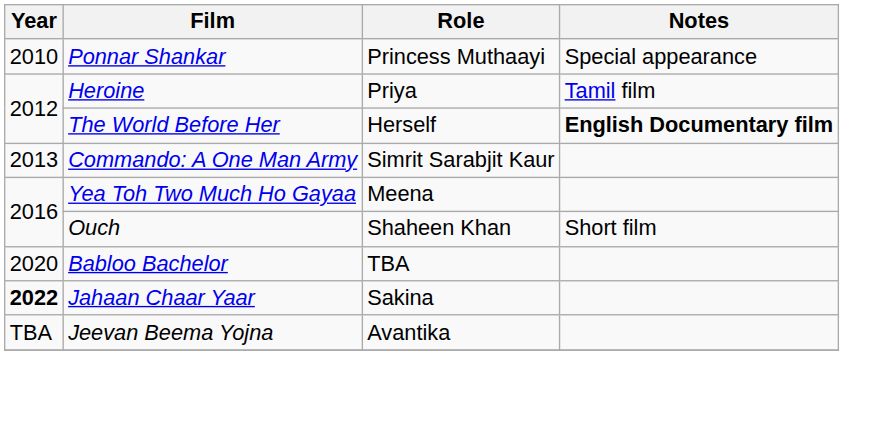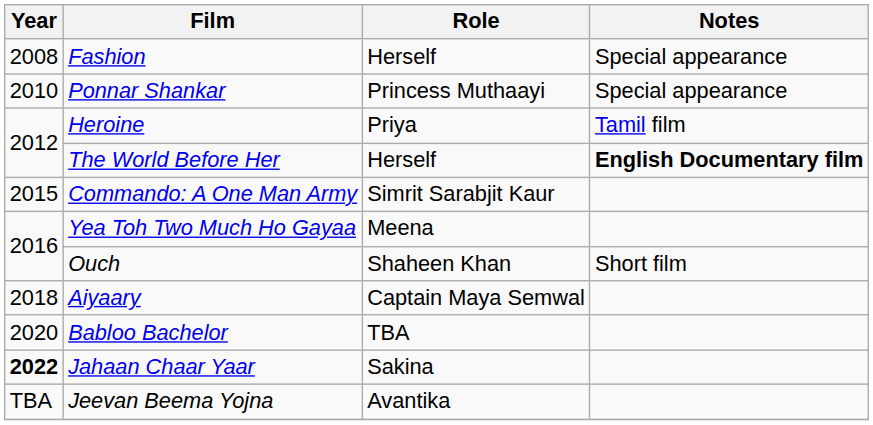+ row: (107, 56)
(34, 159) 2013 -> (34, 194) 2015
+ row: (104, 297)
